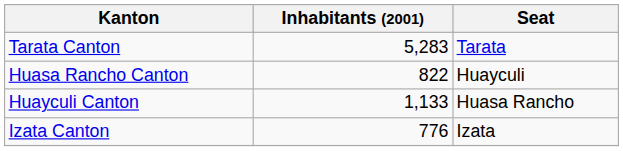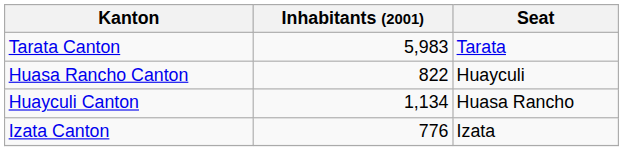(426, 46) 5,283 -> (426, 46) 5,983
(426, 103) 1,133 -> (426, 103) 1,134
